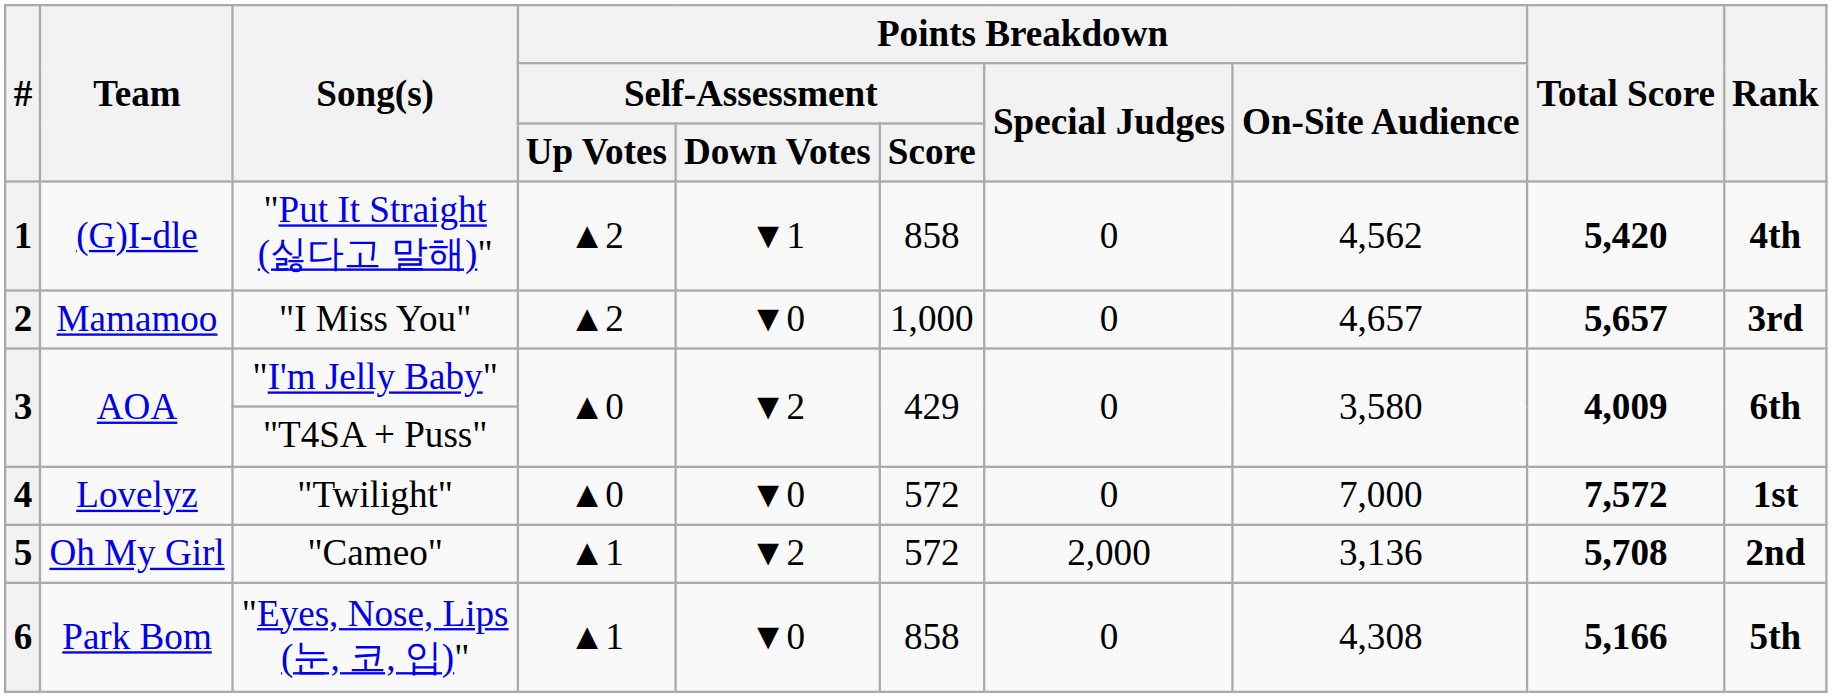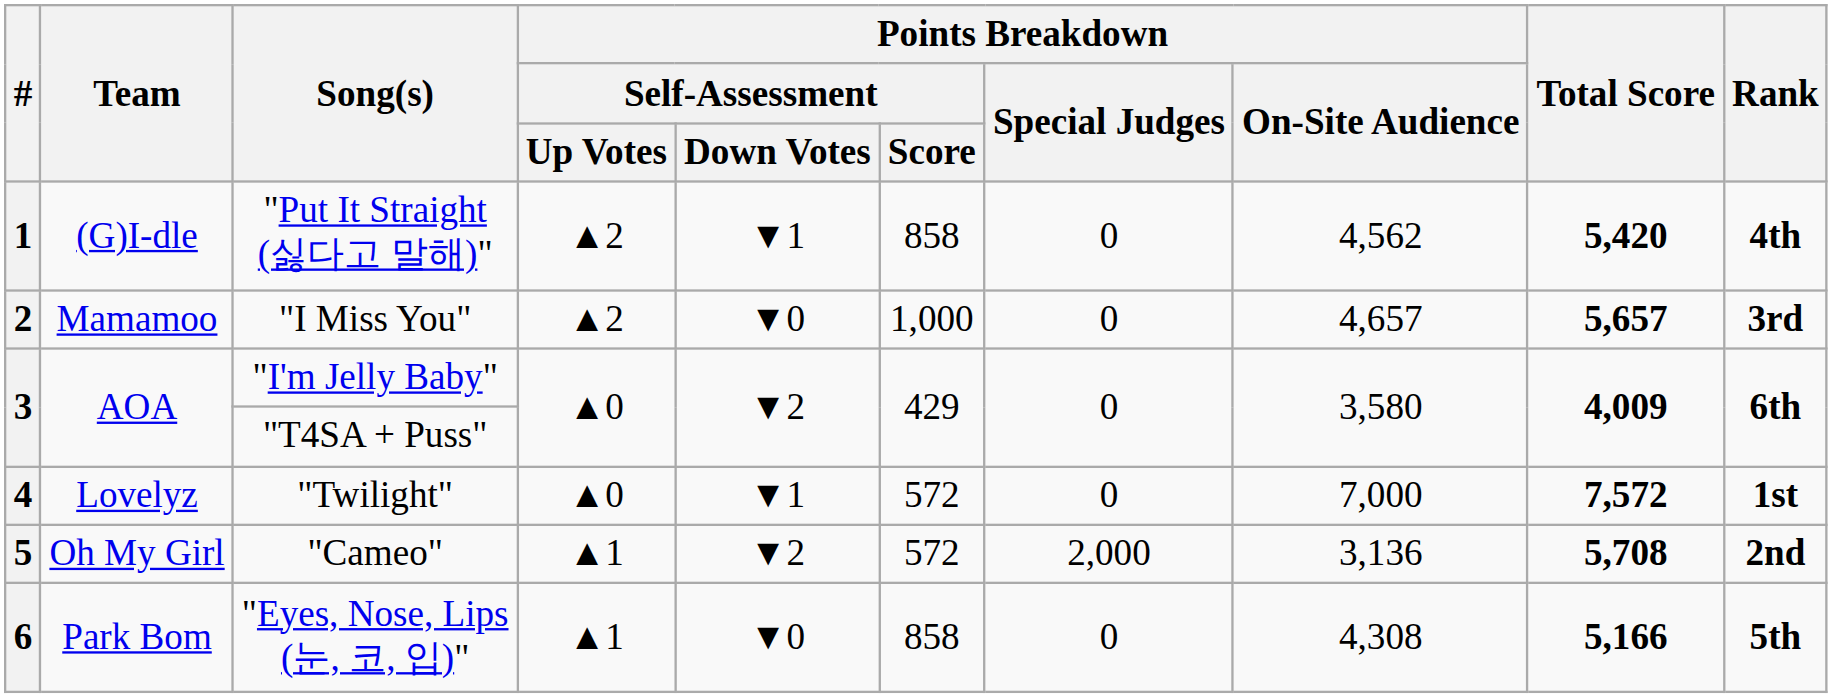(777, 494) ▼0 -> (777, 494) ▼1
